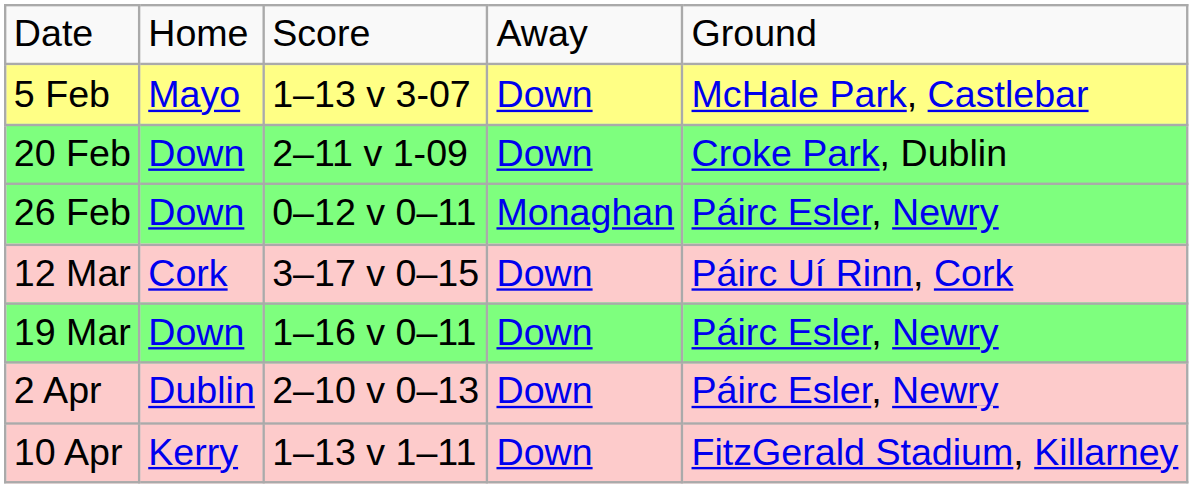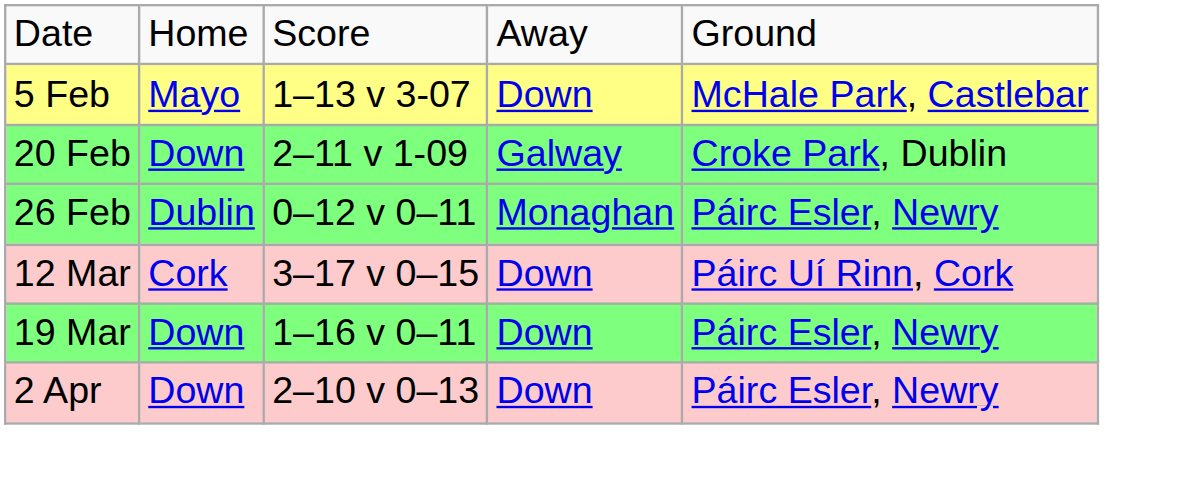(545, 153) Down -> (559, 153) Galway
(196, 213) Down -> (202, 213) Dublin
(202, 392) Dublin -> (196, 392) Down
- row: (68, 451)
